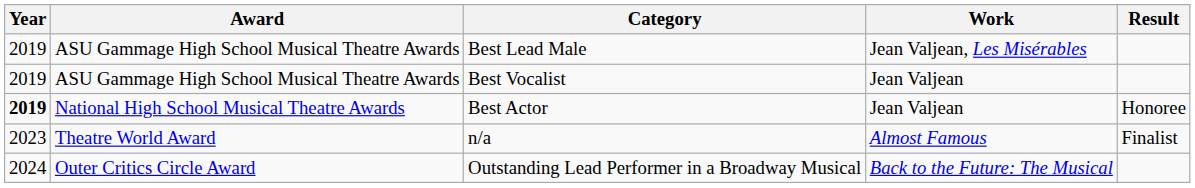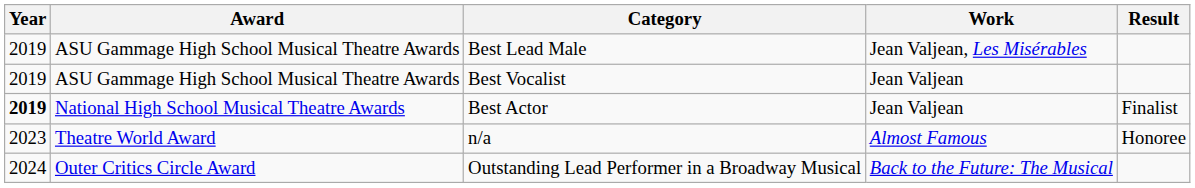(1154, 108) Honoree -> (1150, 108) Finalist
(1150, 138) Finalist -> (1154, 138) Honoree
